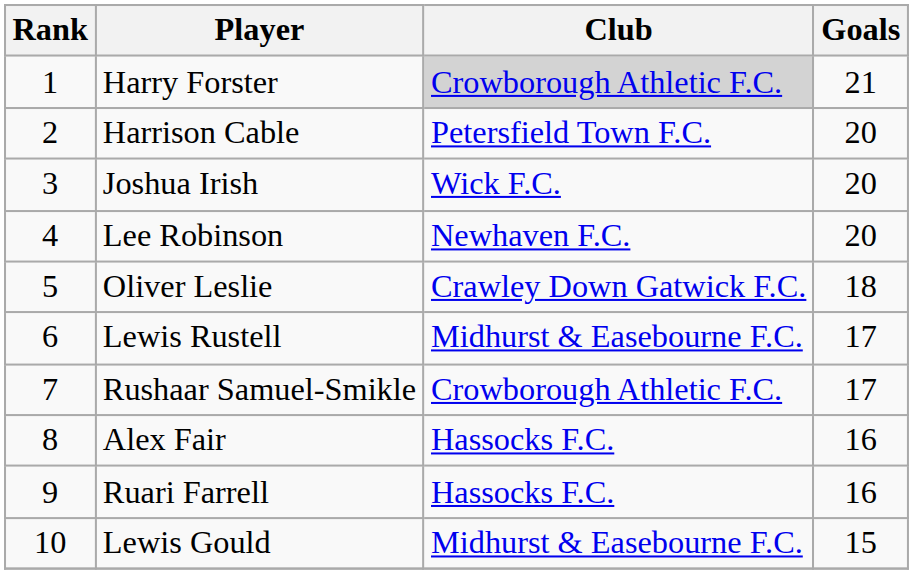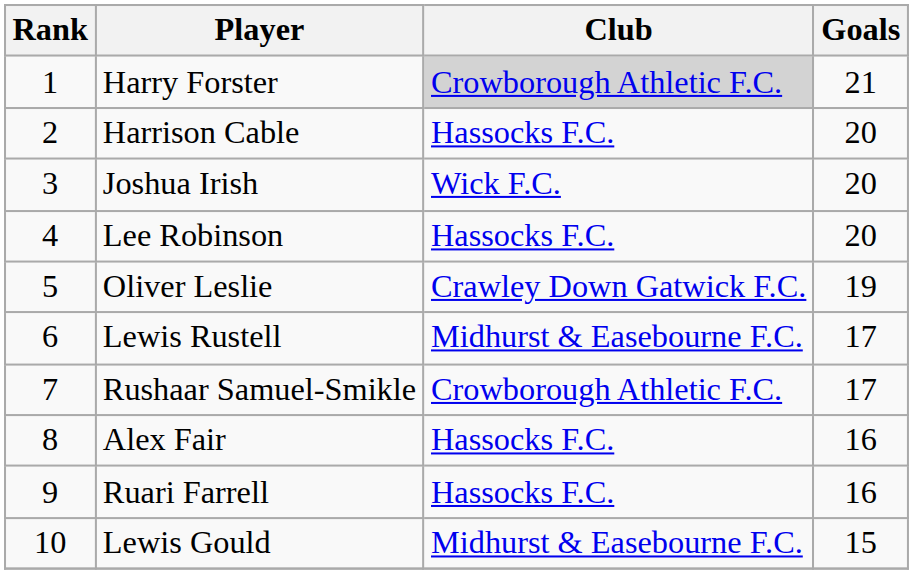(571, 132) Petersfield Town F.C. -> (523, 132) Hassocks F.C.
(531, 235) Newhaven F.C. -> (523, 235) Hassocks F.C.
(861, 286) 18 -> (861, 286) 19
